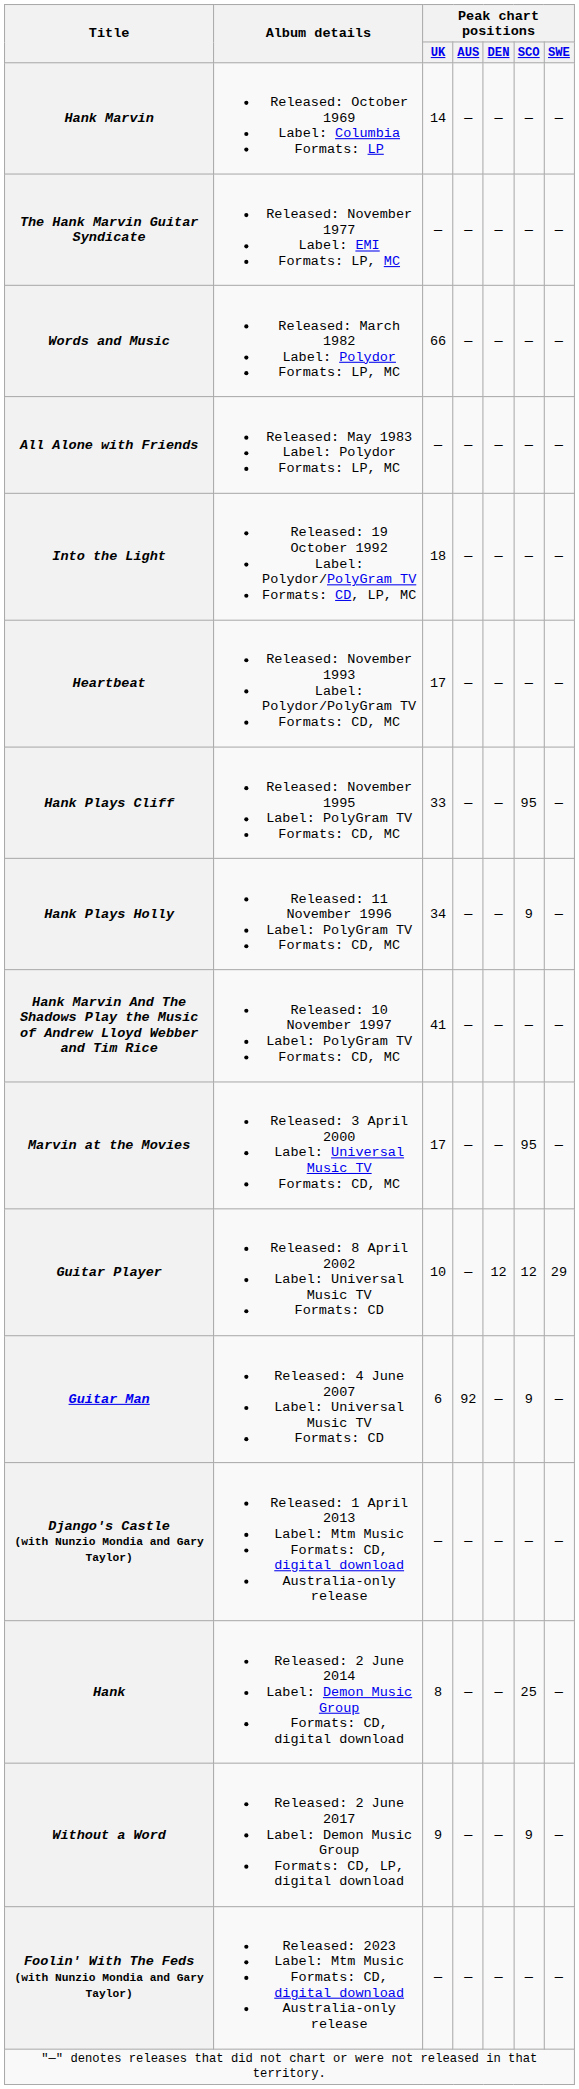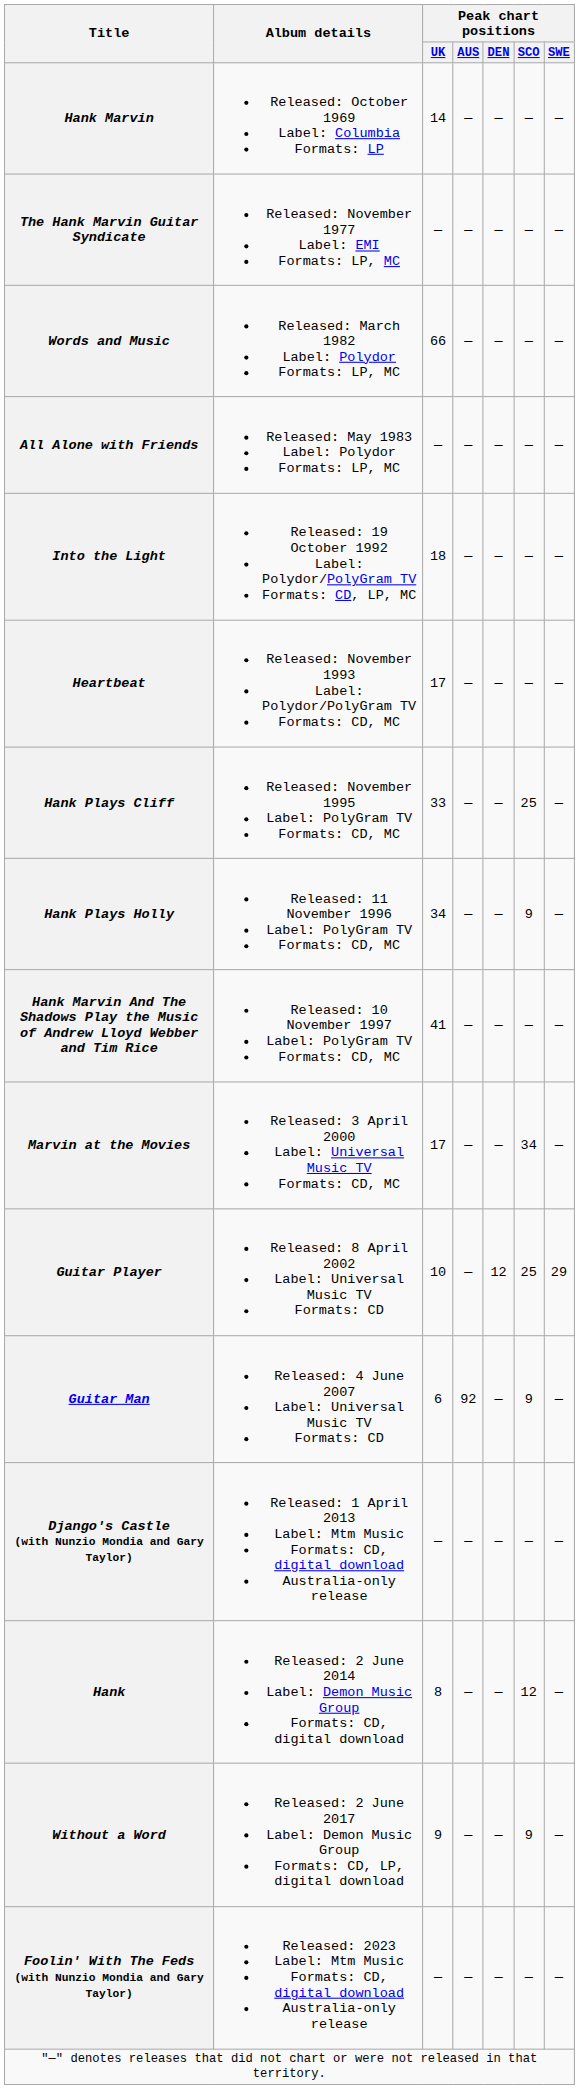(529, 803) 95 -> (529, 803) 25
(529, 1145) 95 -> (529, 1145) 34
(529, 1272) 12 -> (529, 1272) 25
(529, 1692) 25 -> (529, 1692) 12
